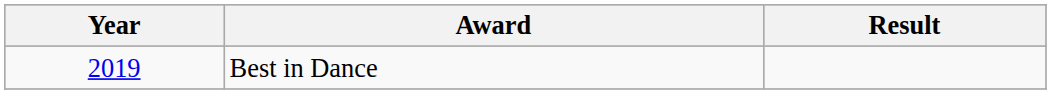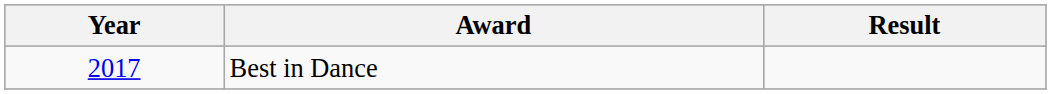(114, 67) 2019 -> (114, 67) 2017
